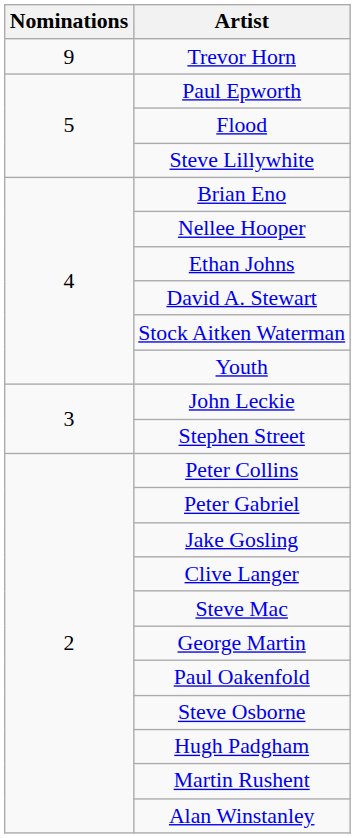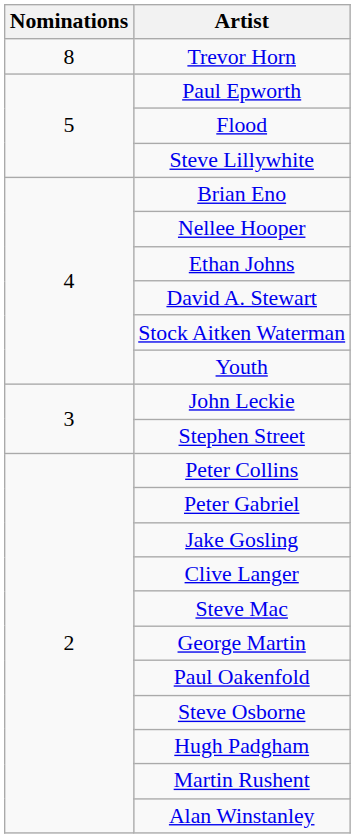(69, 56) 9 -> (69, 56) 8
